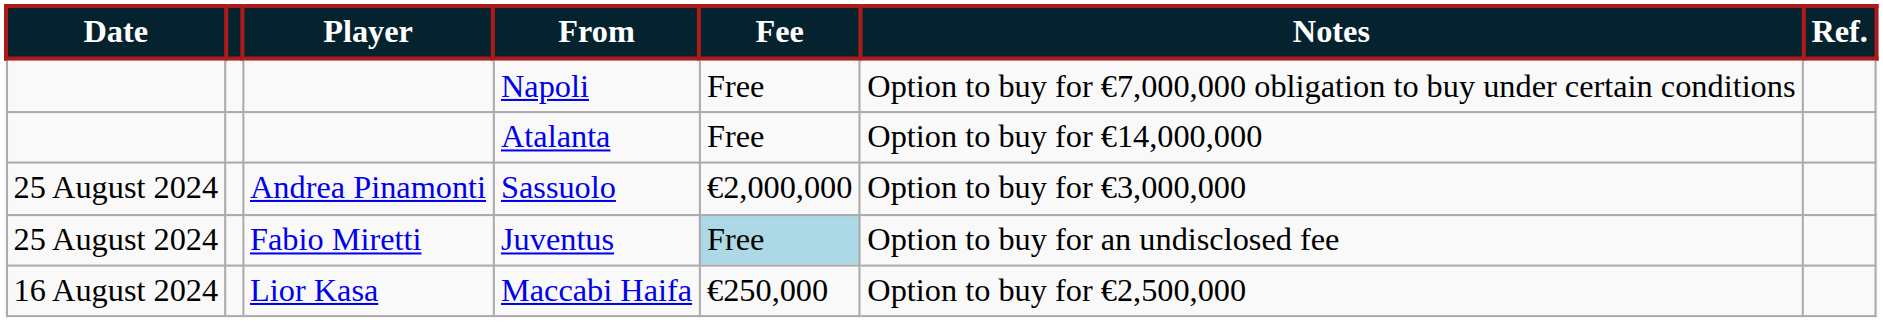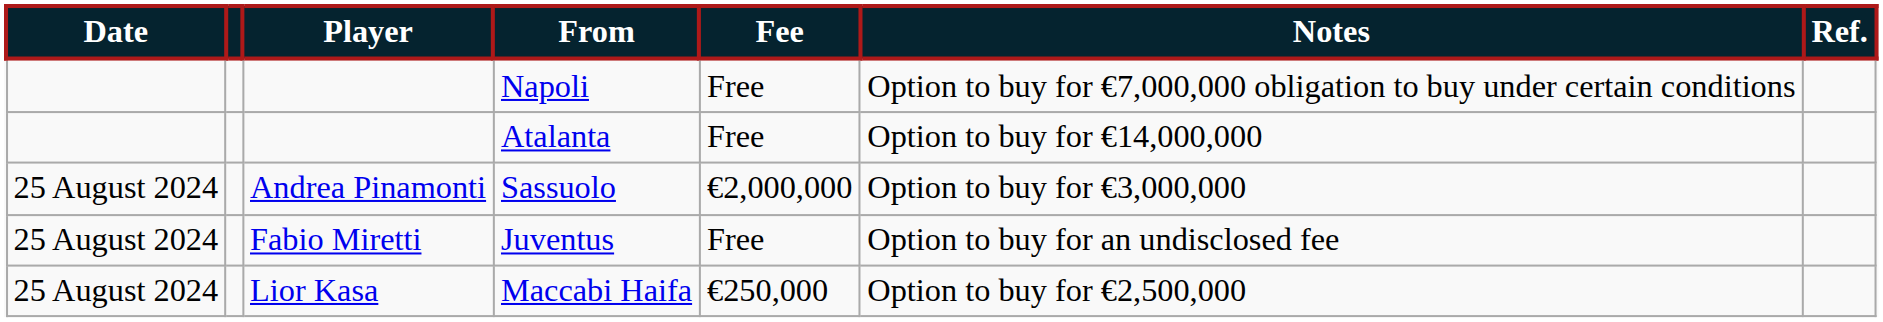(736, 239) lightblue background -> (736, 239) no background
(116, 290) 16 August 2024 -> (116, 290) 25 August 2024
